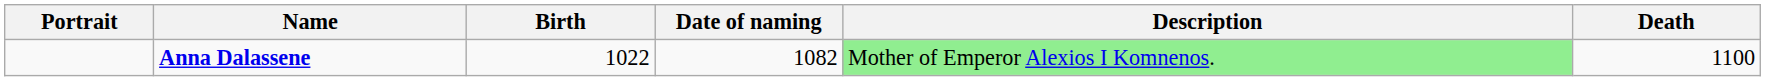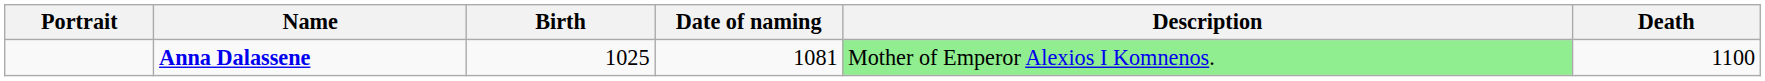(627, 57) 1022 -> (627, 57) 1025
(815, 57) 1082 -> (815, 57) 1081
